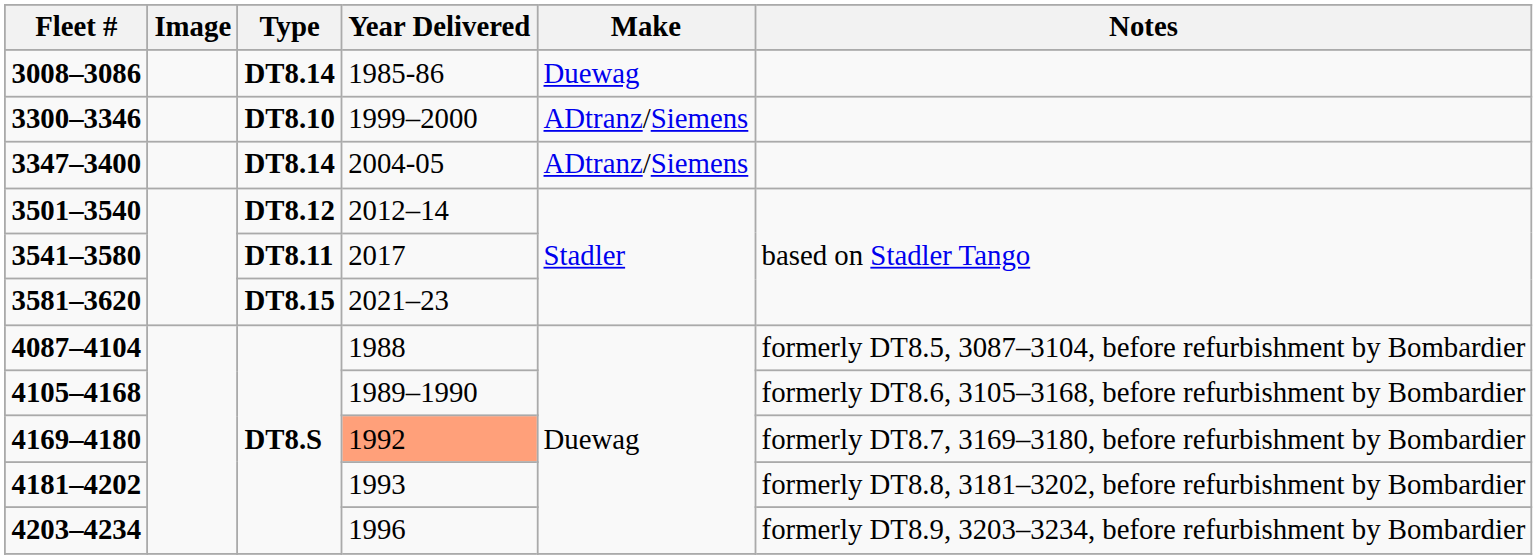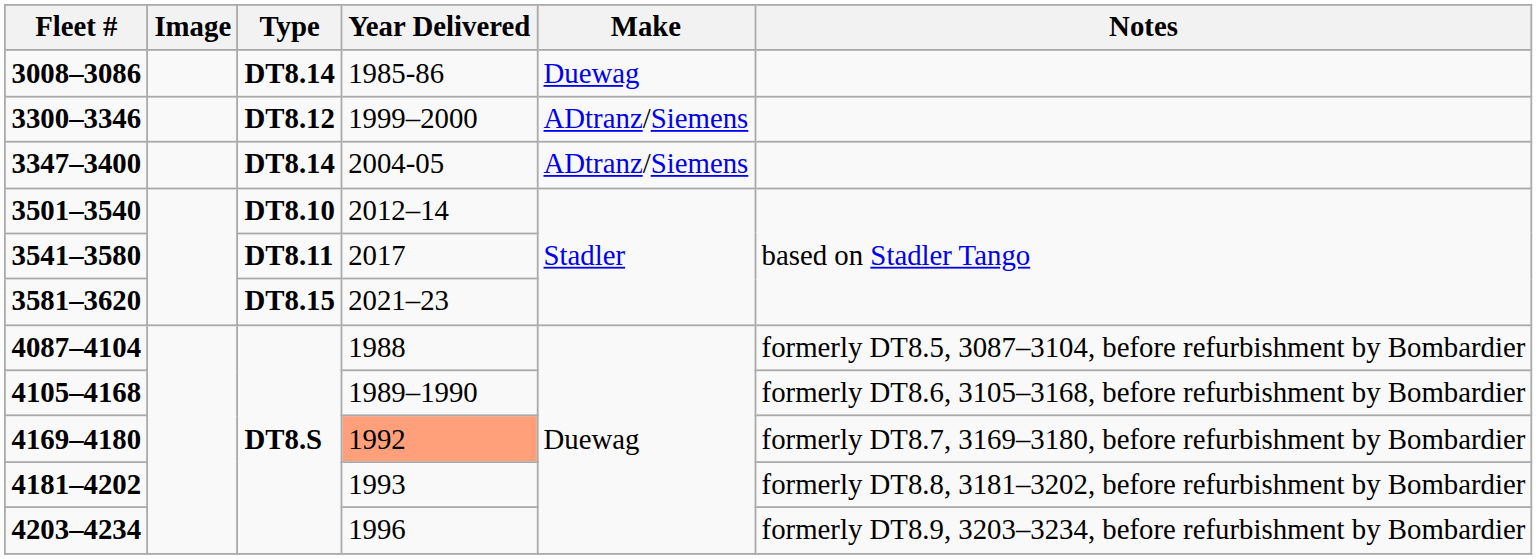(290, 118) DT8.10 -> (290, 118) DT8.12
(290, 210) DT8.12 -> (290, 210) DT8.10
